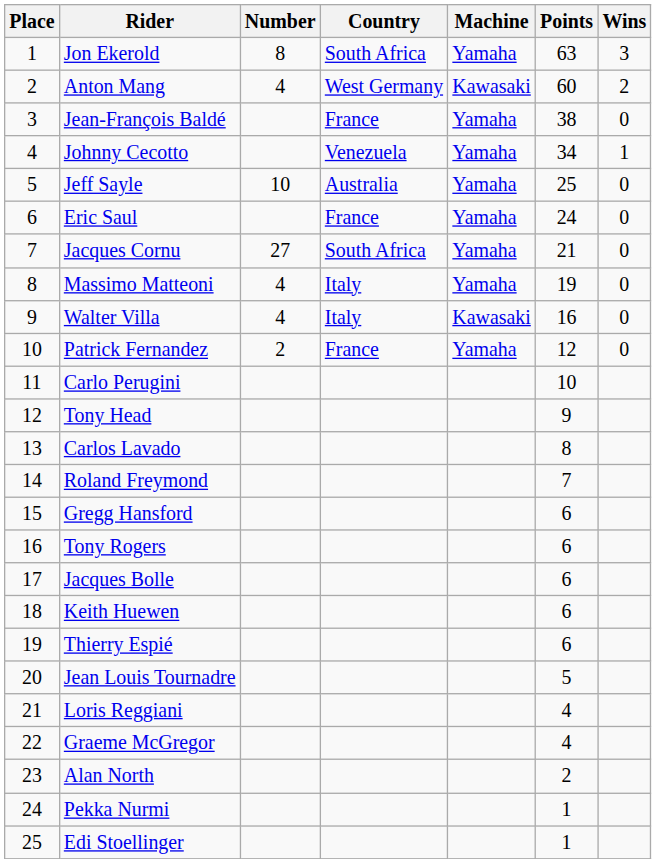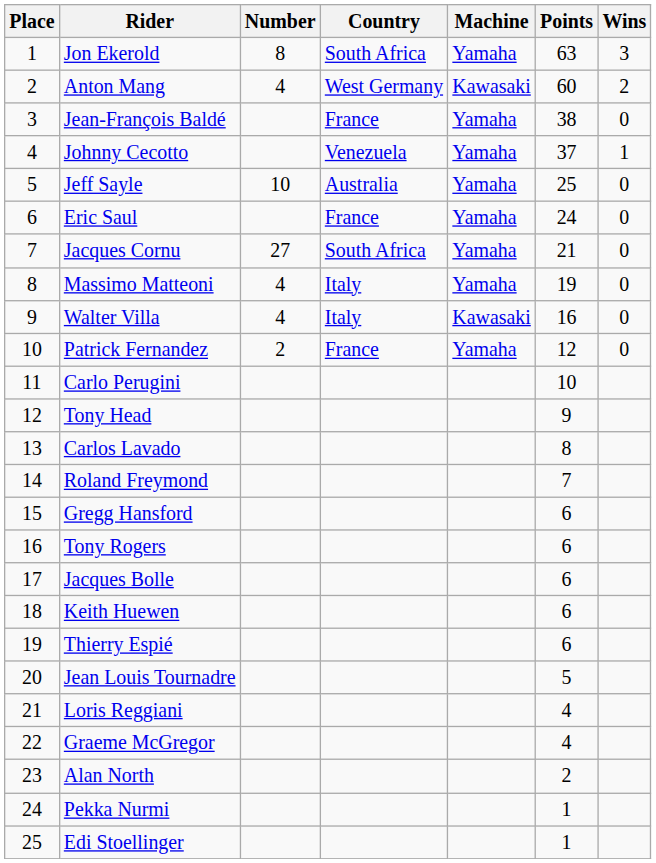(567, 152) 34 -> (567, 152) 37
